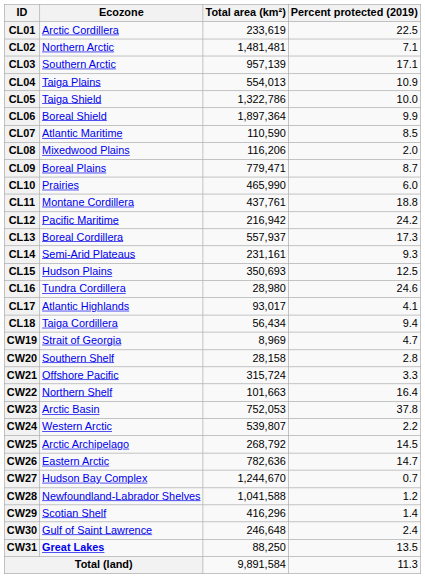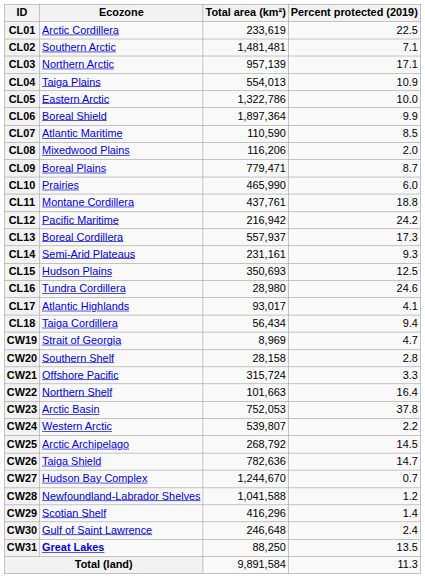(78, 47) Northern Arctic -> (79, 47) Southern Arctic
(79, 64) Southern Arctic -> (78, 64) Northern Arctic
(72, 99) Taiga Shield -> (76, 99) Eastern Arctic
(76, 461) Eastern Arctic -> (72, 461) Taiga Shield
